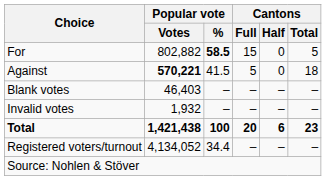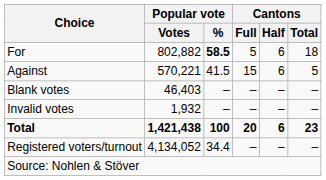(250, 52) 15 -> (253, 52) 5
(281, 52) 0 -> (281, 52) 6
(315, 52) 5 -> (311, 52) 18
(179, 71) bold -> (179, 71) normal
(253, 71) 5 -> (250, 71) 15
(281, 71) 0 -> (281, 71) 6
(311, 71) 18 -> (315, 71) 5
